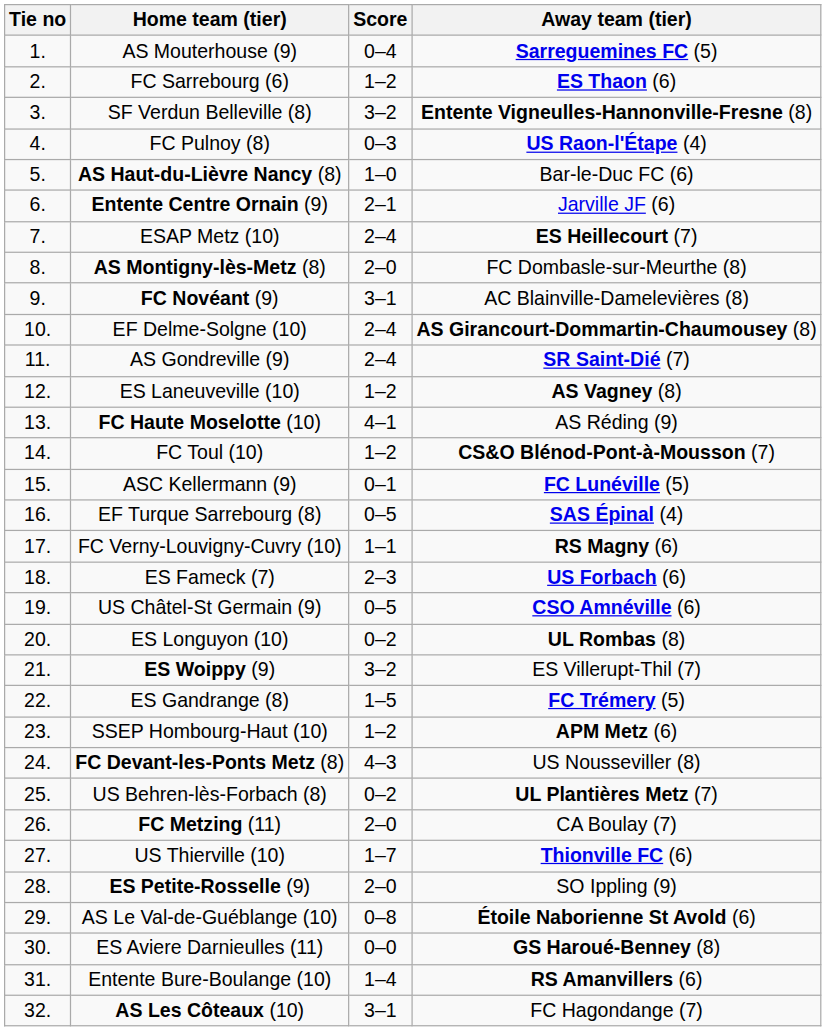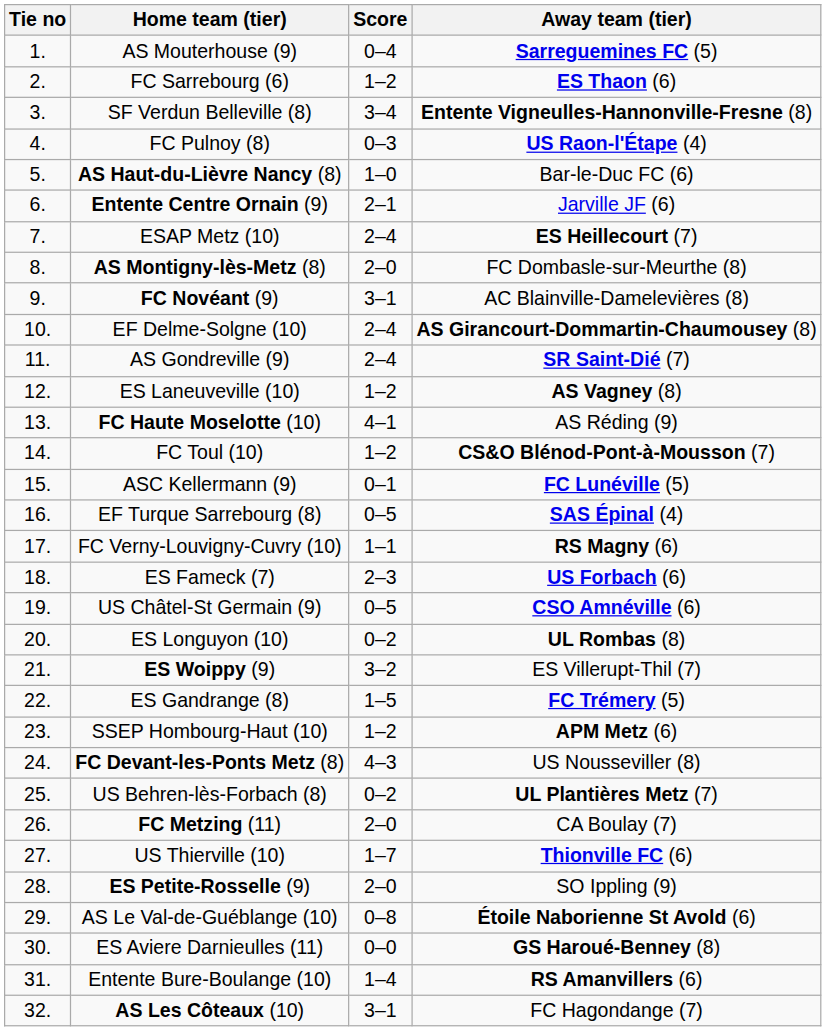(380, 112) 3–2 -> (380, 112) 3–4
